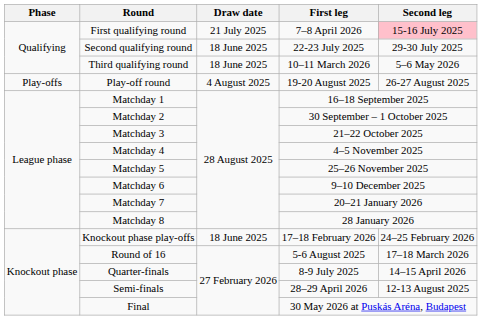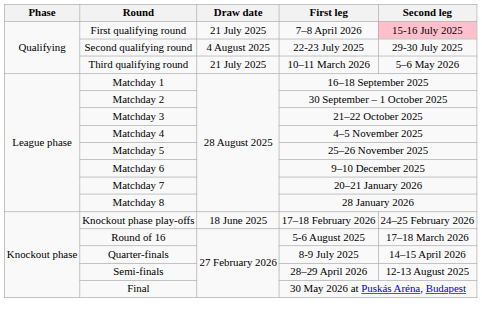(238, 47) 18 June 2025 -> (238, 47) 4 August 2025
(238, 64) 18 June 2025 -> (238, 64) 21 July 2025
- row: (138, 82)
